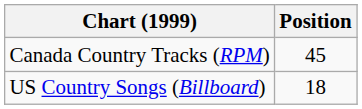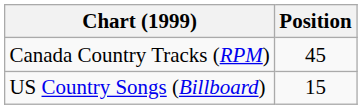(315, 87) 18 -> (315, 87) 15
